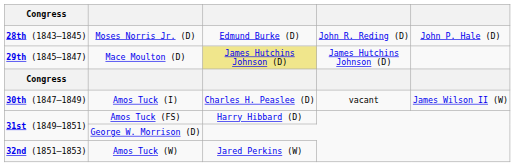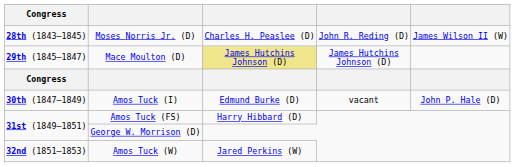(260, 36) Edmund Burke (D) -> (260, 36) Charles H. Peaslee (D)
(460, 36) John P. Hale (D) -> (460, 36) James Wilson II (W)
(260, 100) Charles H. Peaslee (D) -> (260, 100) Edmund Burke (D)
(460, 100) James Wilson II (W) -> (460, 100) John P. Hale (D)
